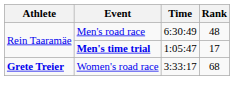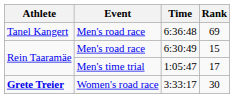+ row: (180, 31)
(214, 31) 48 -> (214, 49) 15
(114, 49) bold -> (111, 67) normal
(214, 67) 68 -> (214, 85) 30
